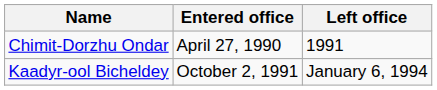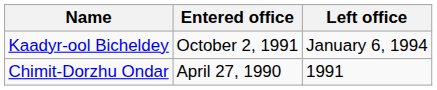rows swapped: (89, 44) <-> (89, 71)
